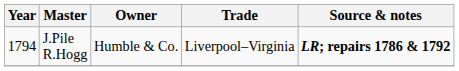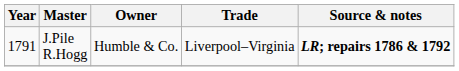(22, 46) 1794 -> (22, 46) 1791
